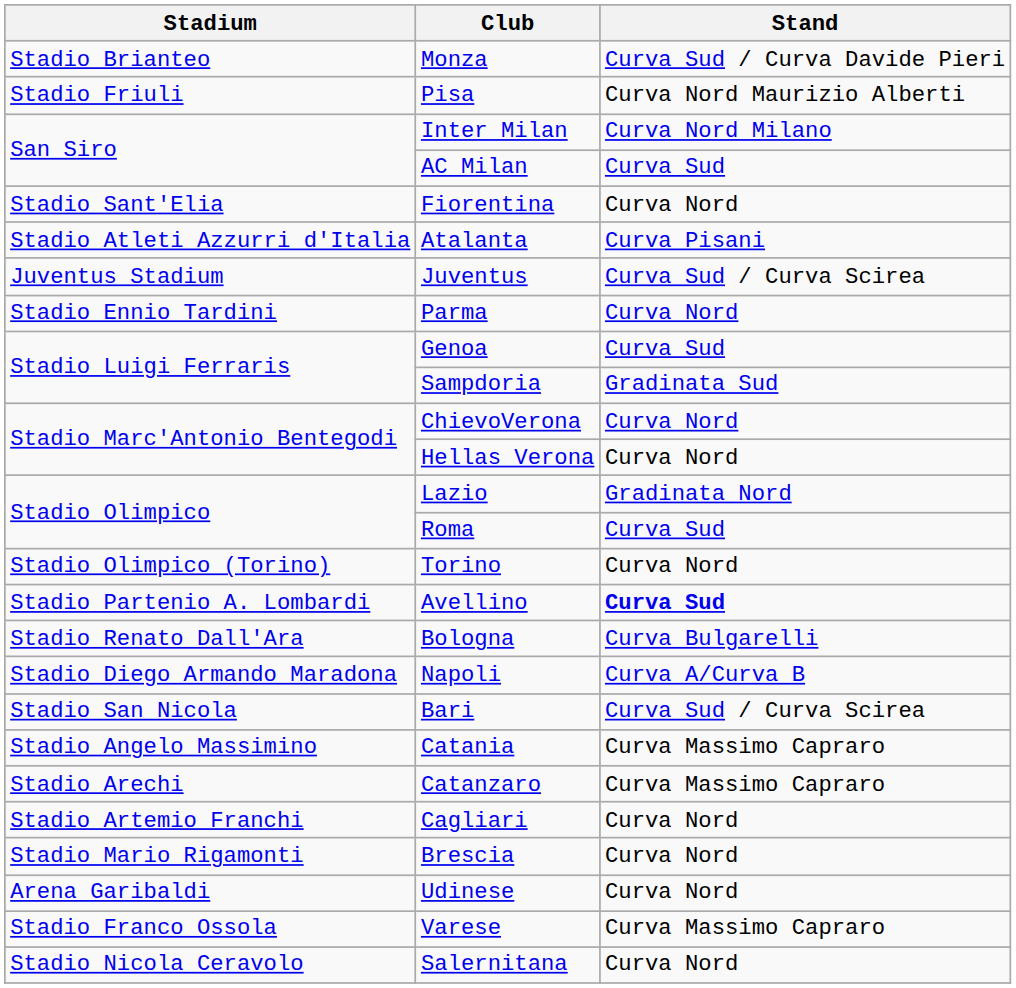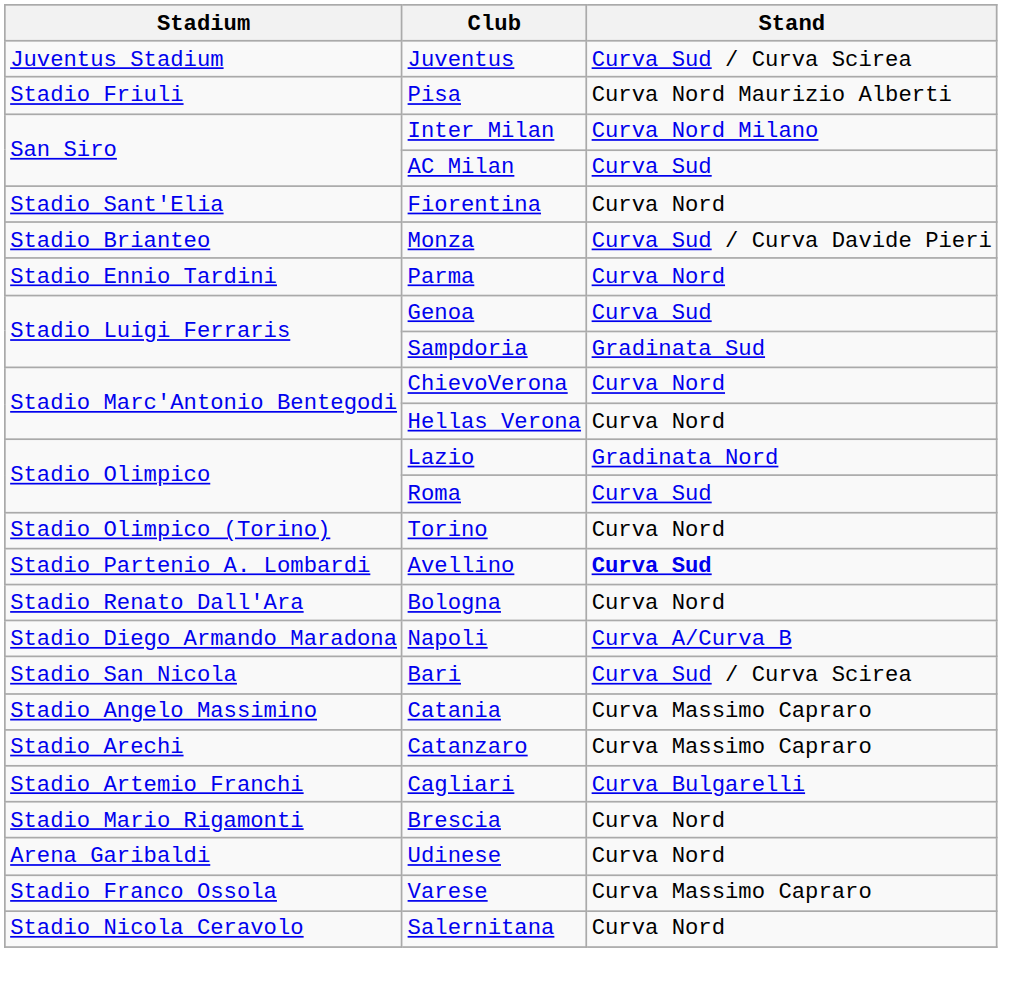rows swapped: (474, 277) <-> (454, 59)
- row: (474, 240)
(712, 639) Curva Bulgarelli -> (658, 603) Curva Nord
(672, 820) Curva Nord -> (698, 784) Curva Bulgarelli
